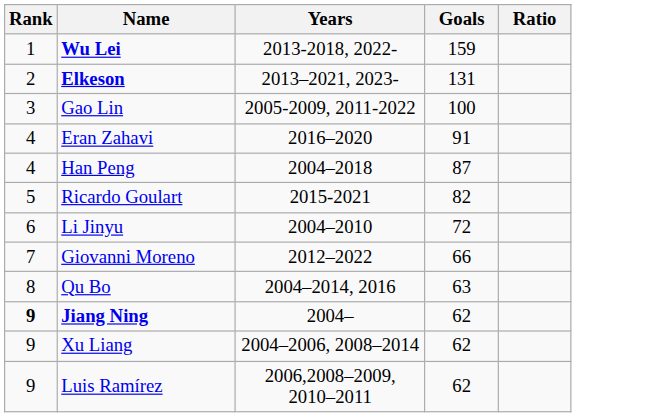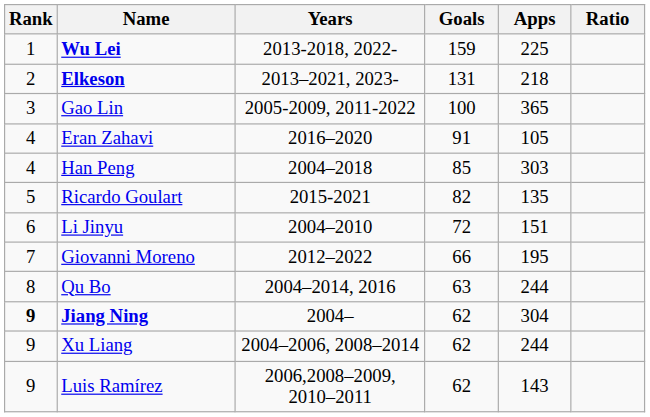+ column: (535, 19)
(462, 167) 87 -> (462, 167) 85
